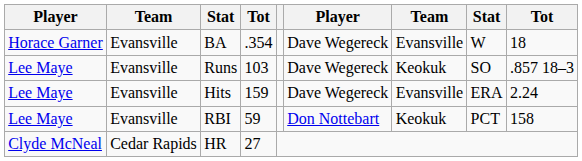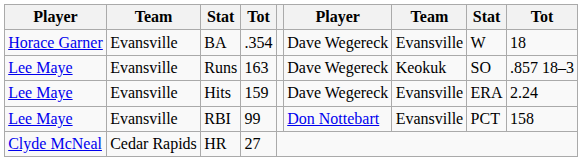(256, 67) 103 -> (256, 67) 163
(252, 118) 59 -> (252, 118) 99
(421, 118) Keokuk -> (429, 118) Evansville
